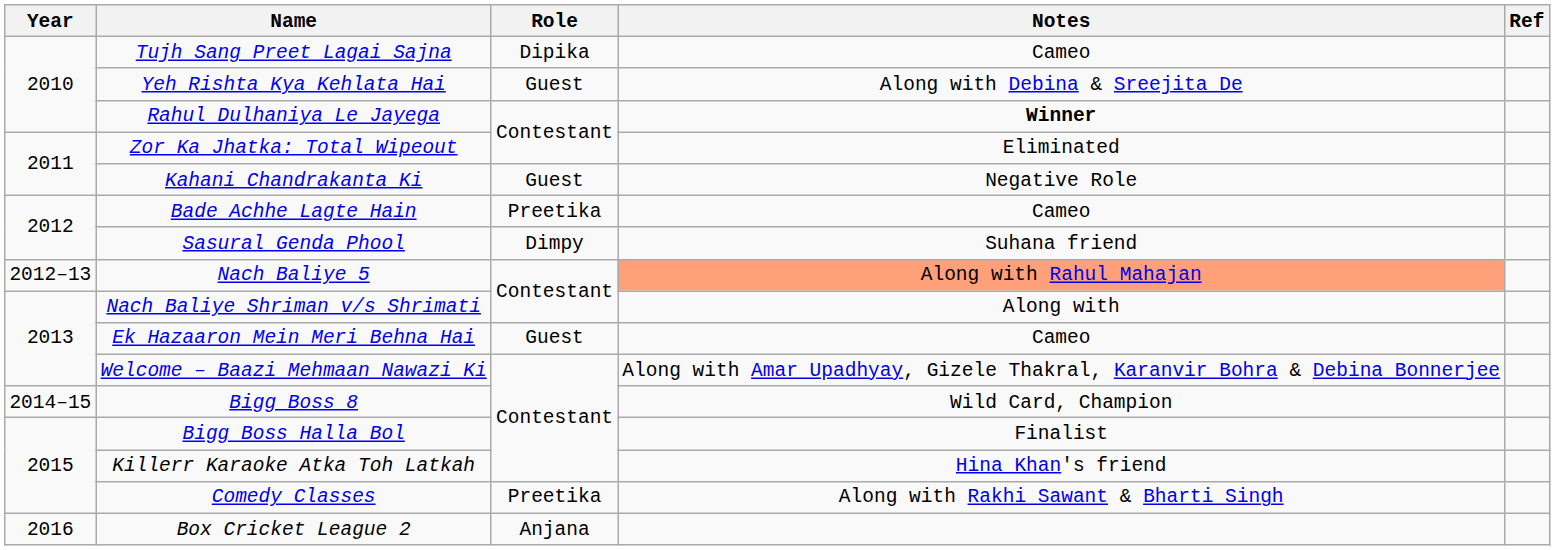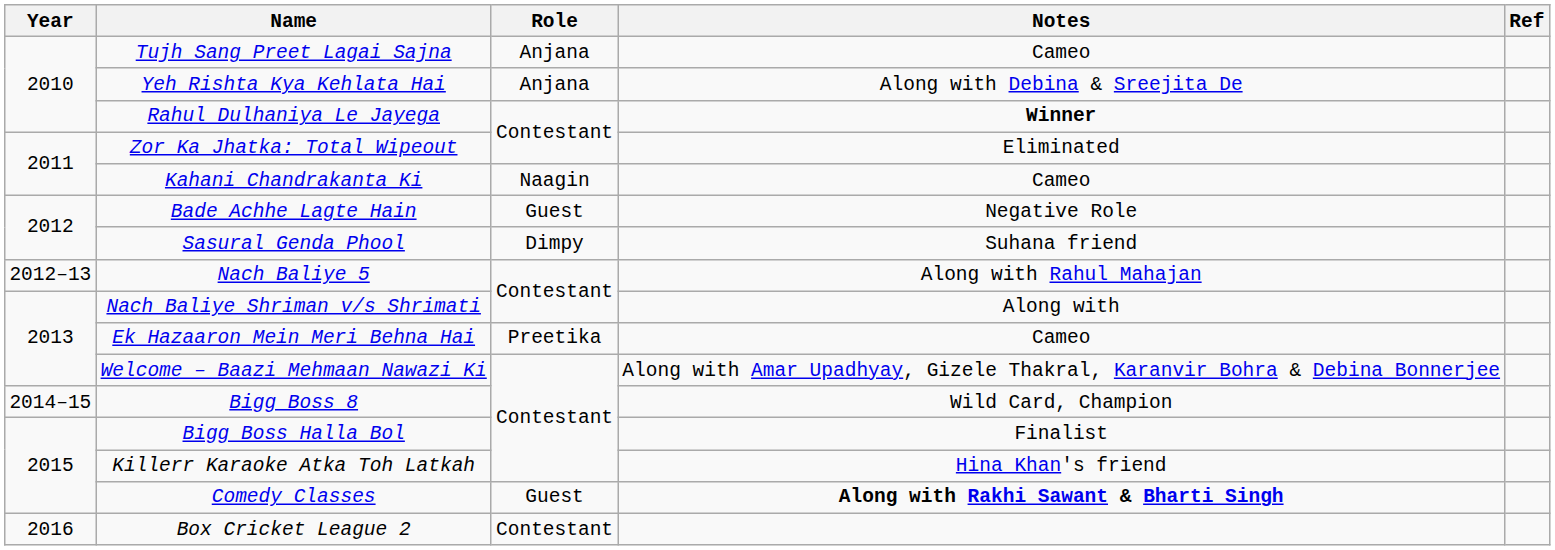(555, 52) Dipika -> (555, 52) Anjana
(555, 84) Guest -> (555, 84) Anjana
(555, 180) Guest -> (555, 180) Naagin
(1061, 180) Negative Role -> (1061, 180) Cameo
(555, 211) Preetika -> (555, 211) Guest
(1061, 211) Cameo -> (1061, 211) Negative Role
(1061, 275) lightsalmon background -> (1061, 275) no background
(555, 338) Guest -> (555, 338) Preetika
(555, 497) Preetika -> (555, 497) Guest
(1061, 497) normal -> (1061, 497) bold
(555, 529) Anjana -> (555, 529) Contestant
